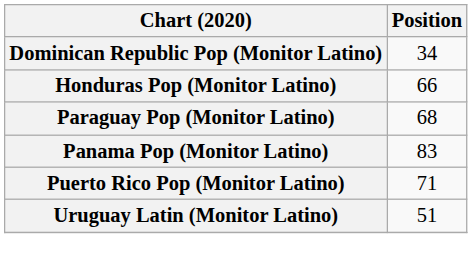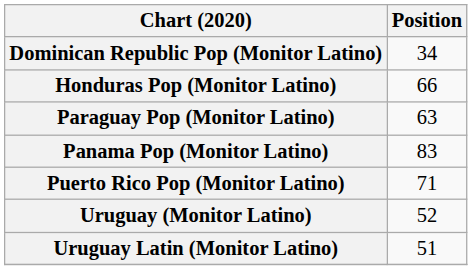(427, 118) 68 -> (427, 118) 63
+ row: (196, 215)
